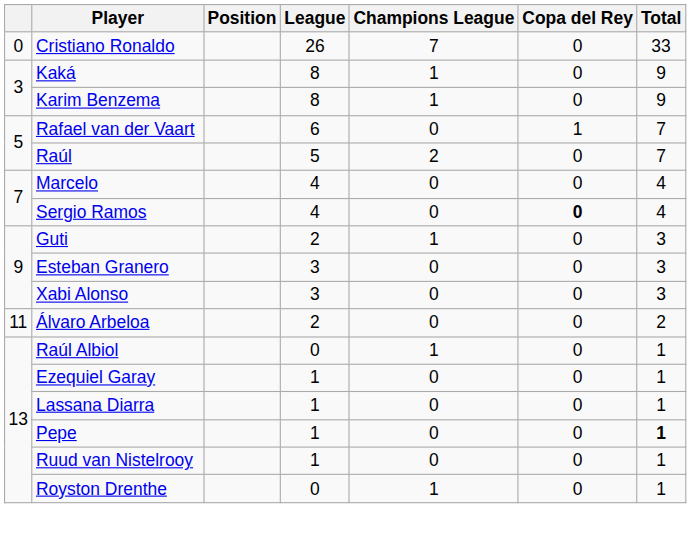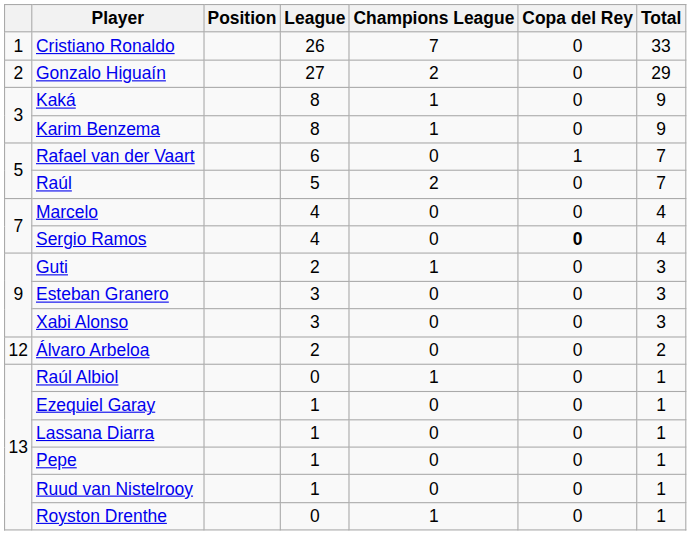(18, 45) 0 -> (18, 45) 1
+ row: (101, 73)
(18, 322) 11 -> (18, 350) 12
(661, 433) bold -> (661, 460) normal
